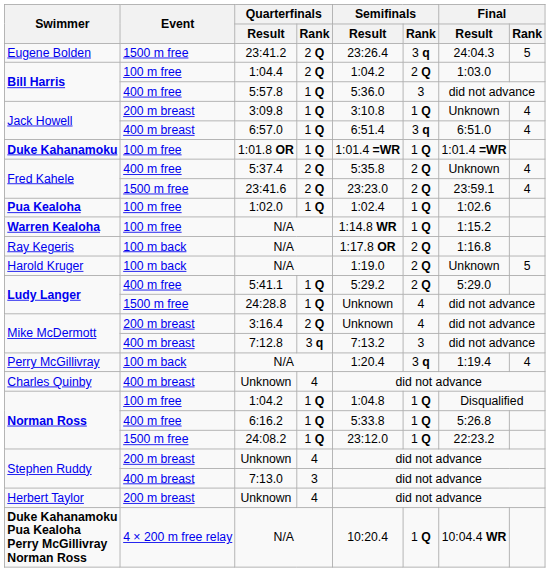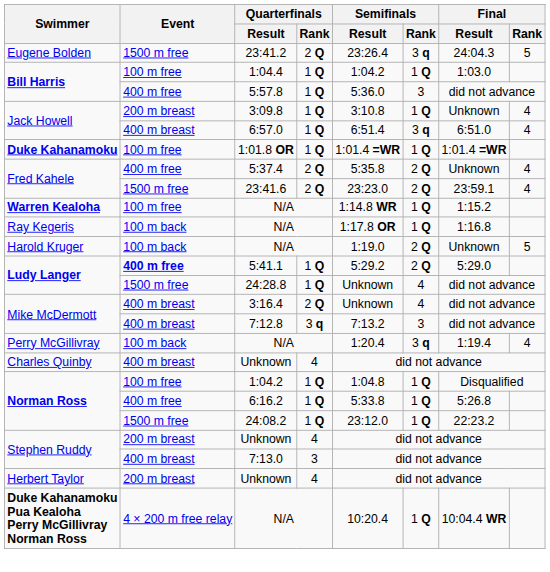(314, 72) 2 Q -> (314, 72) 1 Q
(421, 72) 2 Q -> (421, 72) 1 Q
- row: (44, 208)
(421, 247) 2 Q -> (421, 227) 1 Q
(152, 285) normal -> (153, 266) bold
(159, 324) 200 m breast -> (159, 305) 400 m breast
